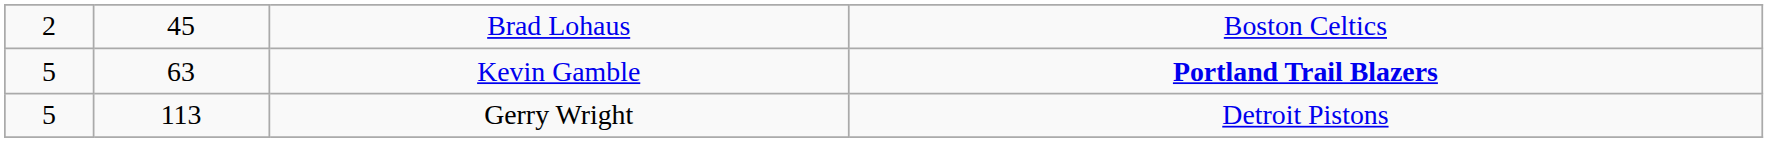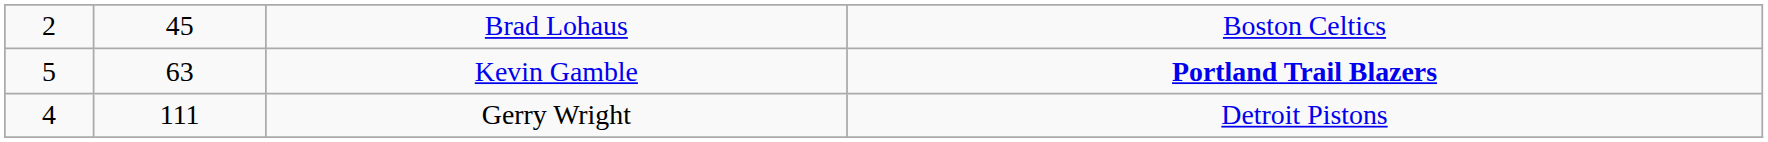(49, 114) 5 -> (49, 114) 4
(181, 114) 113 -> (180, 114) 111
